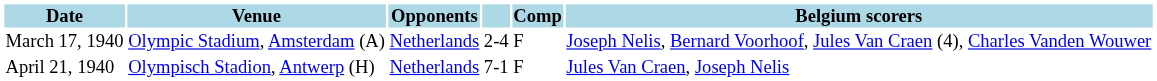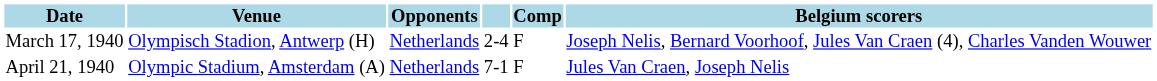(257, 41) Olympic Stadium, Amsterdam (A) -> (251, 41) Olympisch Stadion, Antwerp (H)
(251, 66) Olympisch Stadion, Antwerp (H) -> (257, 66) Olympic Stadium, Amsterdam (A)
